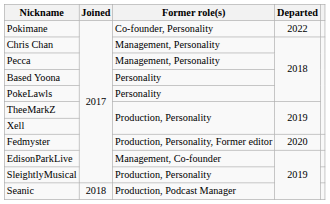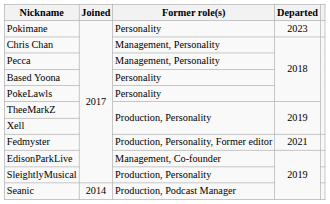(164, 28) Co-founder, Personality -> (138, 28) Personality
(297, 28) 2022 -> (297, 28) 2023
(297, 142) 2020 -> (297, 142) 2021
(96, 191) 2018 -> (96, 191) 2014
